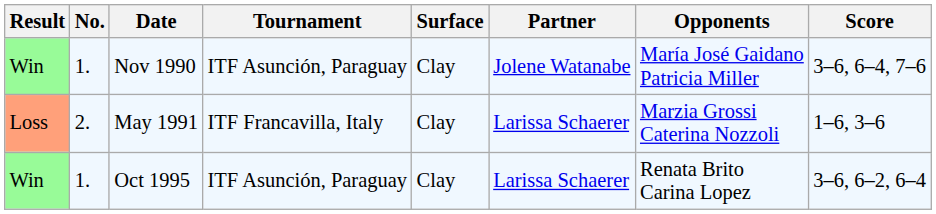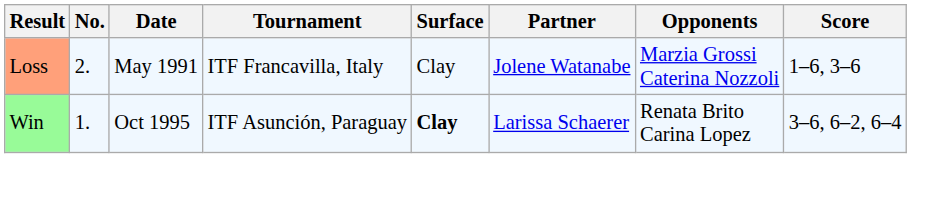- row: (155, 65)
(561, 122) Larissa Schaerer -> (562, 65) Jolene Watanabe
(436, 179) normal -> (437, 122) bold
